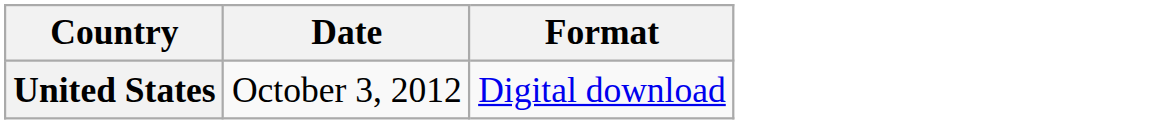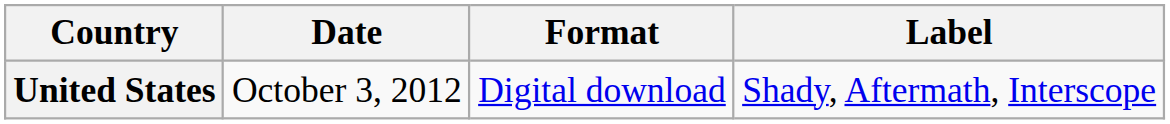+ column: (949, 32)
